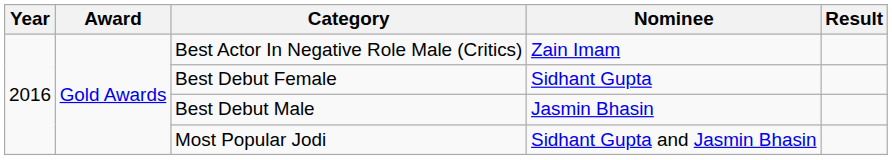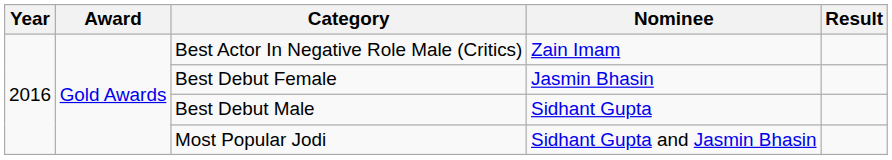(591, 79) Sidhant Gupta -> (592, 79) Jasmin Bhasin
(592, 109) Jasmin Bhasin -> (591, 109) Sidhant Gupta
